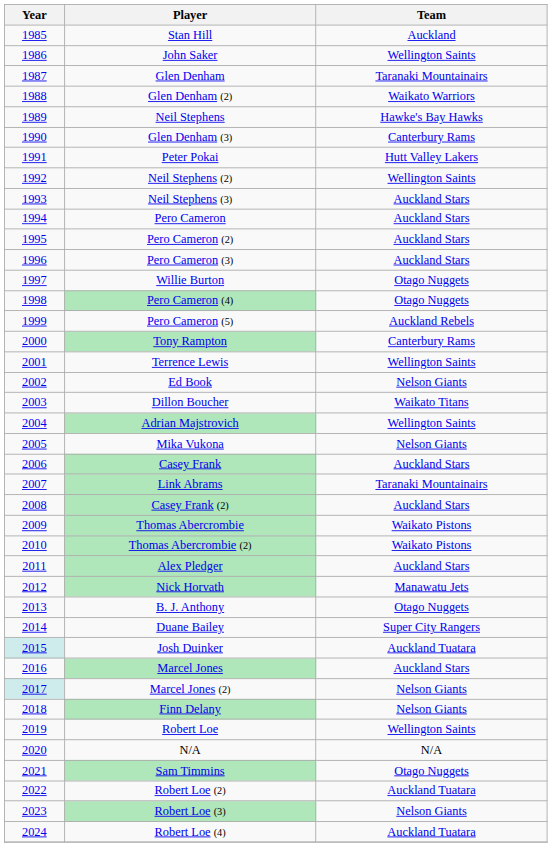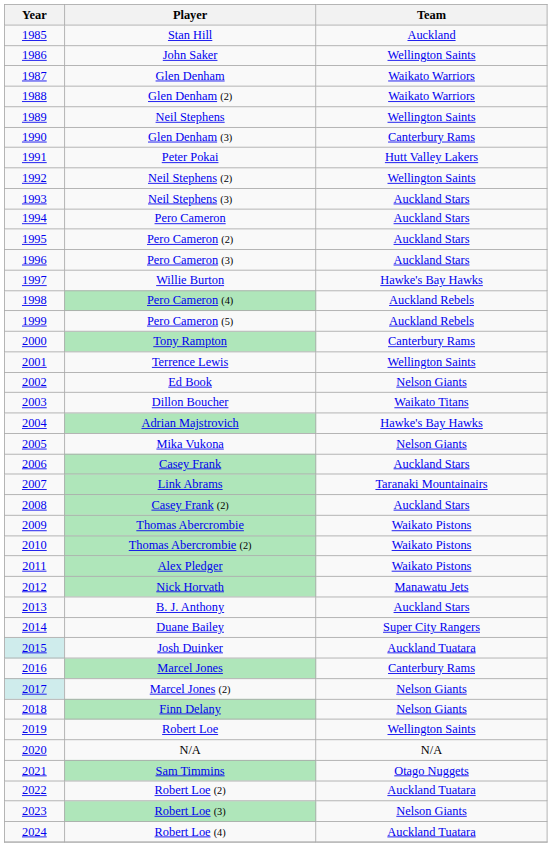(432, 76) Taranaki Mountainairs -> (432, 76) Waikato Warriors
(432, 117) Hawke's Bay Hawks -> (432, 117) Wellington Saints
(432, 280) Otago Nuggets -> (432, 280) Hawke's Bay Hawks
(432, 301) Otago Nuggets -> (432, 301) Auckland Rebels
(432, 423) Wellington Saints -> (432, 423) Hawke's Bay Hawks
(432, 566) Auckland Stars -> (432, 566) Waikato Pistons
(432, 607) Otago Nuggets -> (432, 607) Auckland Stars
(432, 668) Auckland Stars -> (432, 668) Canterbury Rams
